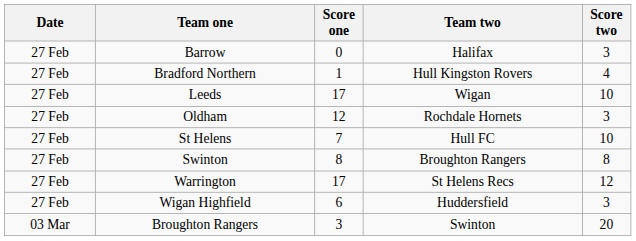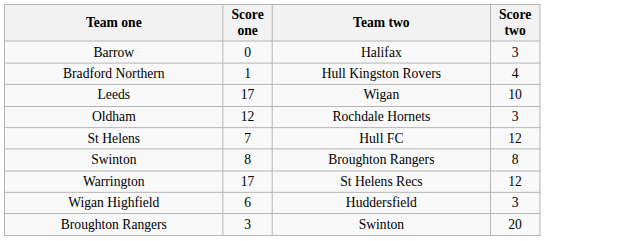- column: (50, 22)
(606, 138) 10 -> (515, 138) 12
